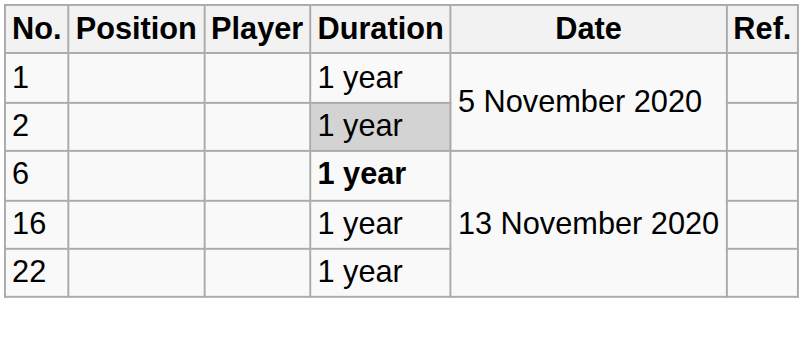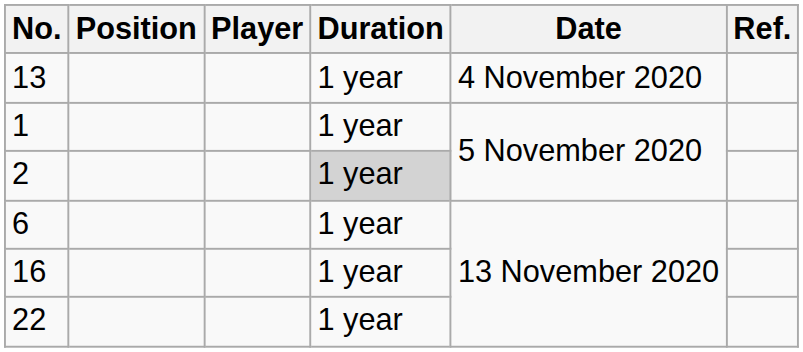+ row: (29, 77)
(362, 175) bold -> (360, 223) normal
